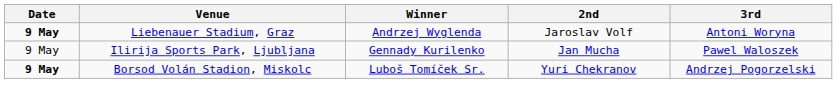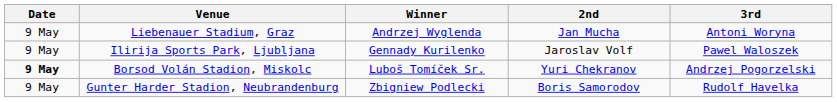(42, 32) bold -> (42, 32) normal
(589, 32) Jaroslav Volf -> (589, 32) Jan Mucha
(589, 51) Jan Mucha -> (589, 51) Jaroslav Volf
+ row: (213, 87)
